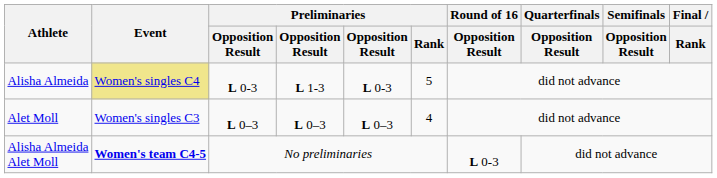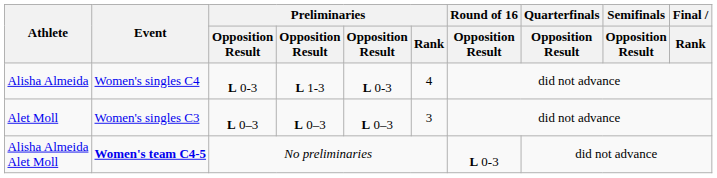(147, 81) khaki background -> (147, 81) no background
(429, 81) 5 -> (429, 81) 4
(429, 117) 4 -> (429, 117) 3
